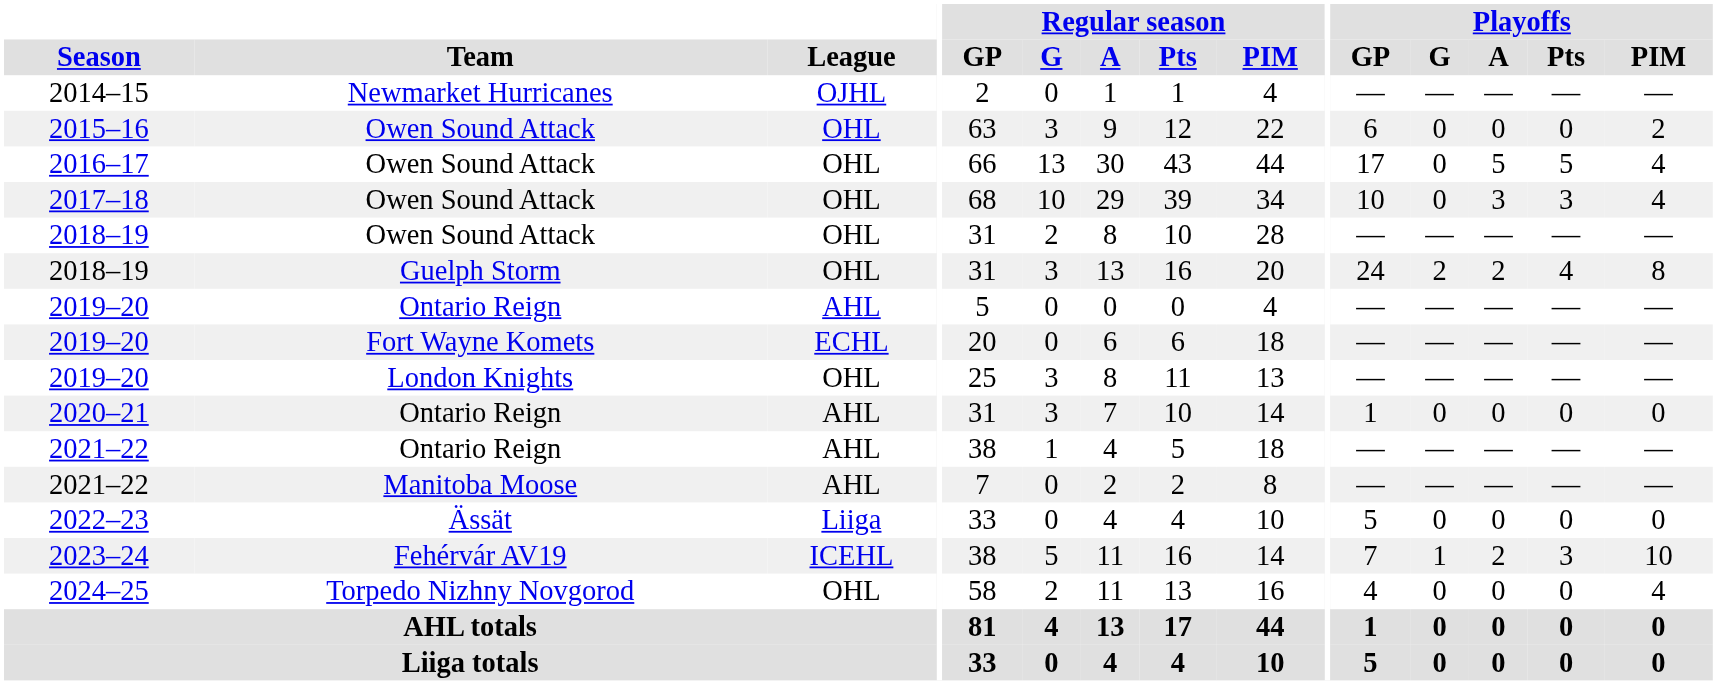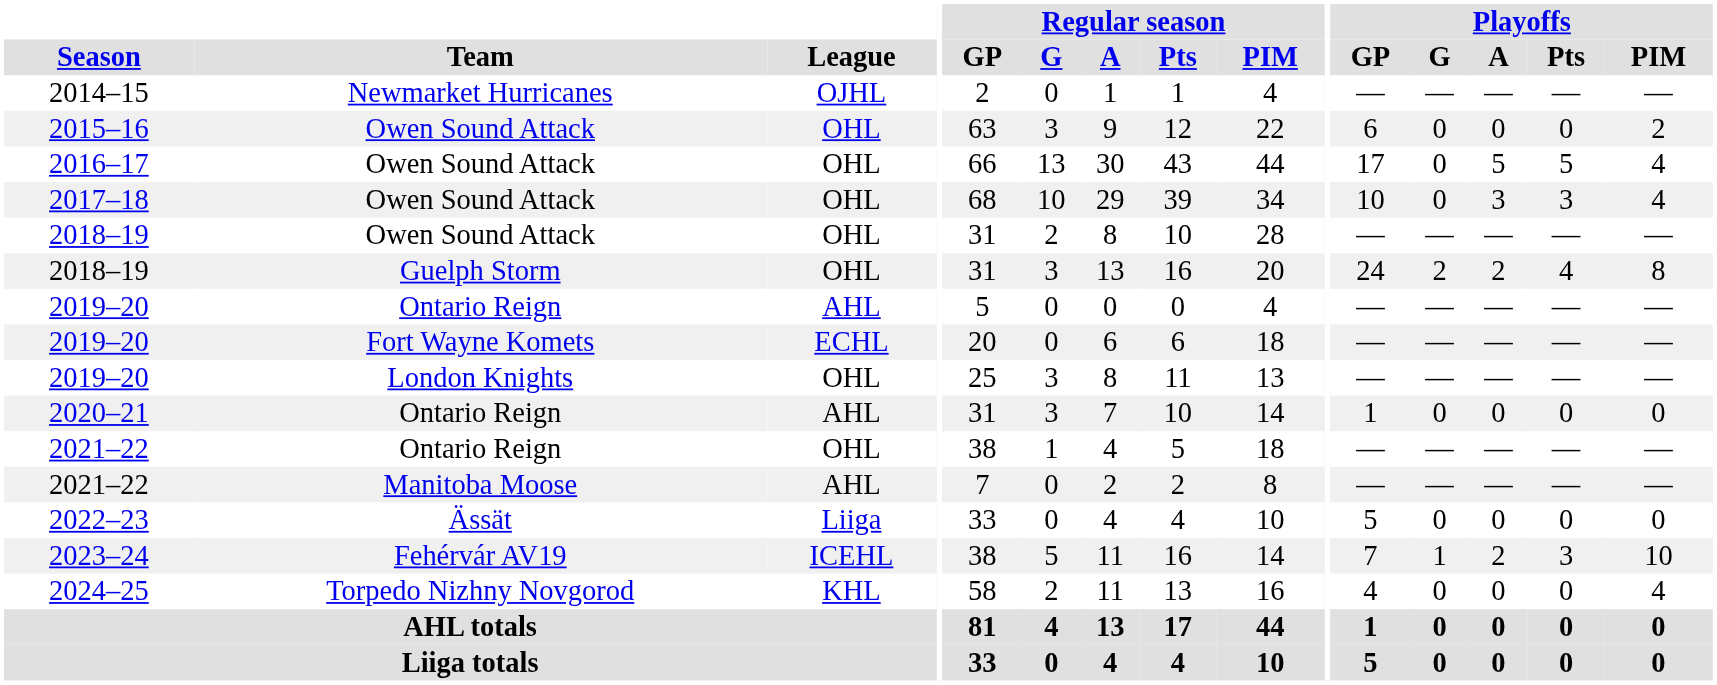(851, 448) AHL -> (851, 448) OHL
(851, 591) OHL -> (851, 591) KHL
